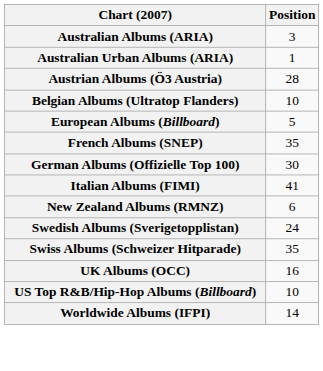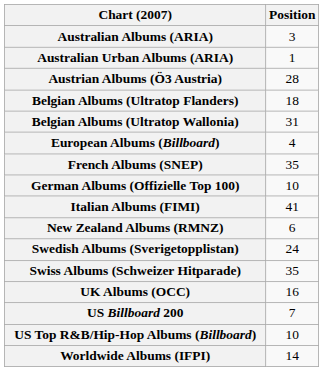(292, 100) 10 -> (292, 100) 18
+ row: (135, 121)
(292, 121) 5 -> (292, 143) 4
(292, 164) 30 -> (292, 185) 10
+ row: (135, 313)
